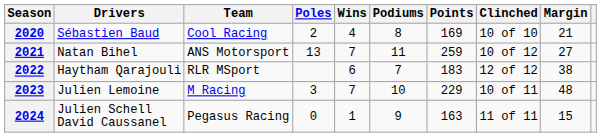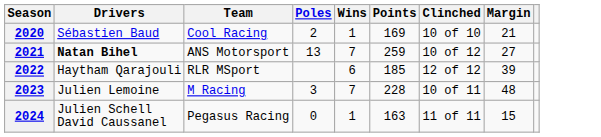- column: (398, 14)
(352, 33) 4 -> (352, 33) 1
(97, 52) normal -> (97, 52) bold
(452, 72) 183 -> (395, 72) 185
(566, 72) 38 -> (509, 72) 39
(452, 91) 229 -> (395, 91) 228
